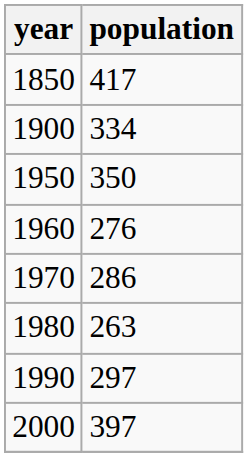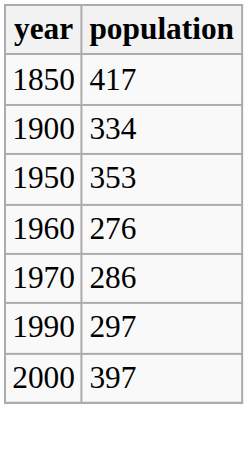(113, 178) 350 -> (113, 178) 353
- row: (44, 327)
